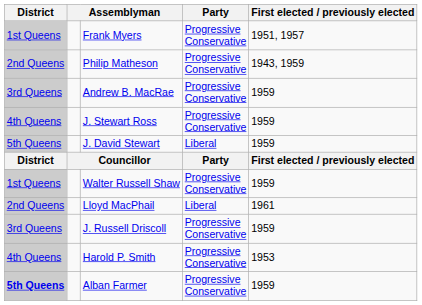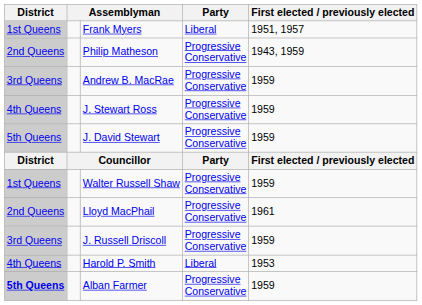(216, 35) Progressive Conservative -> (201, 29) Liberal
(201, 144) Liberal -> (216, 138) Progressive Conservative
(201, 206) Liberal -> (216, 212) Progressive Conservative
(216, 257) Progressive Conservative -> (201, 263) Liberal
